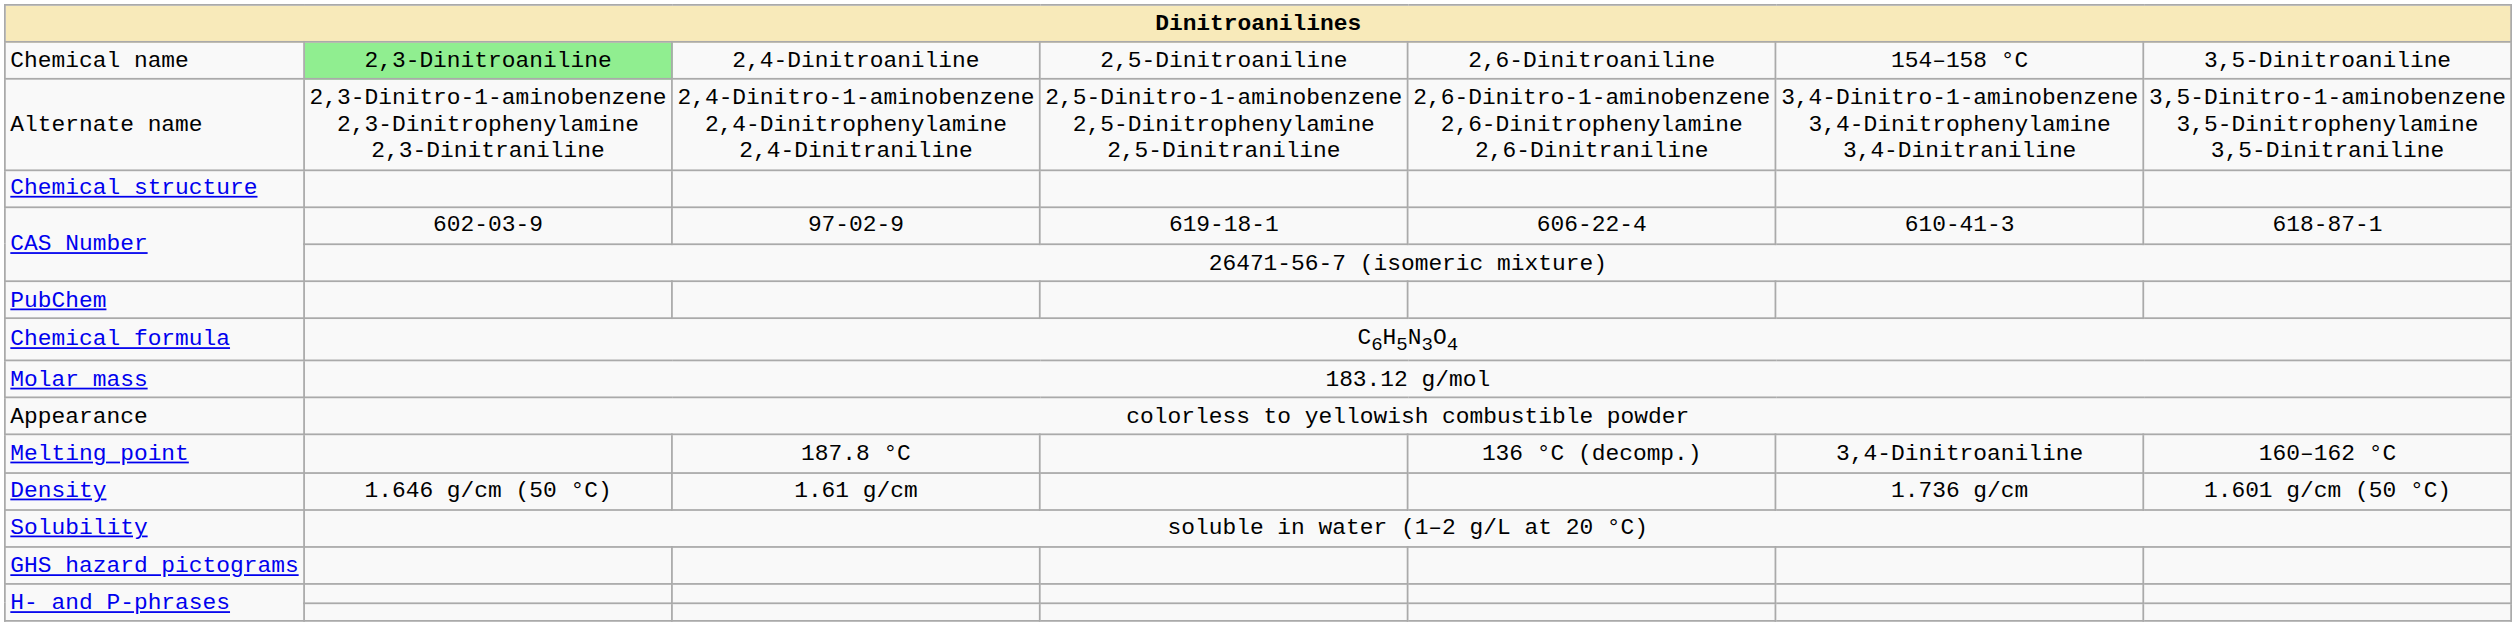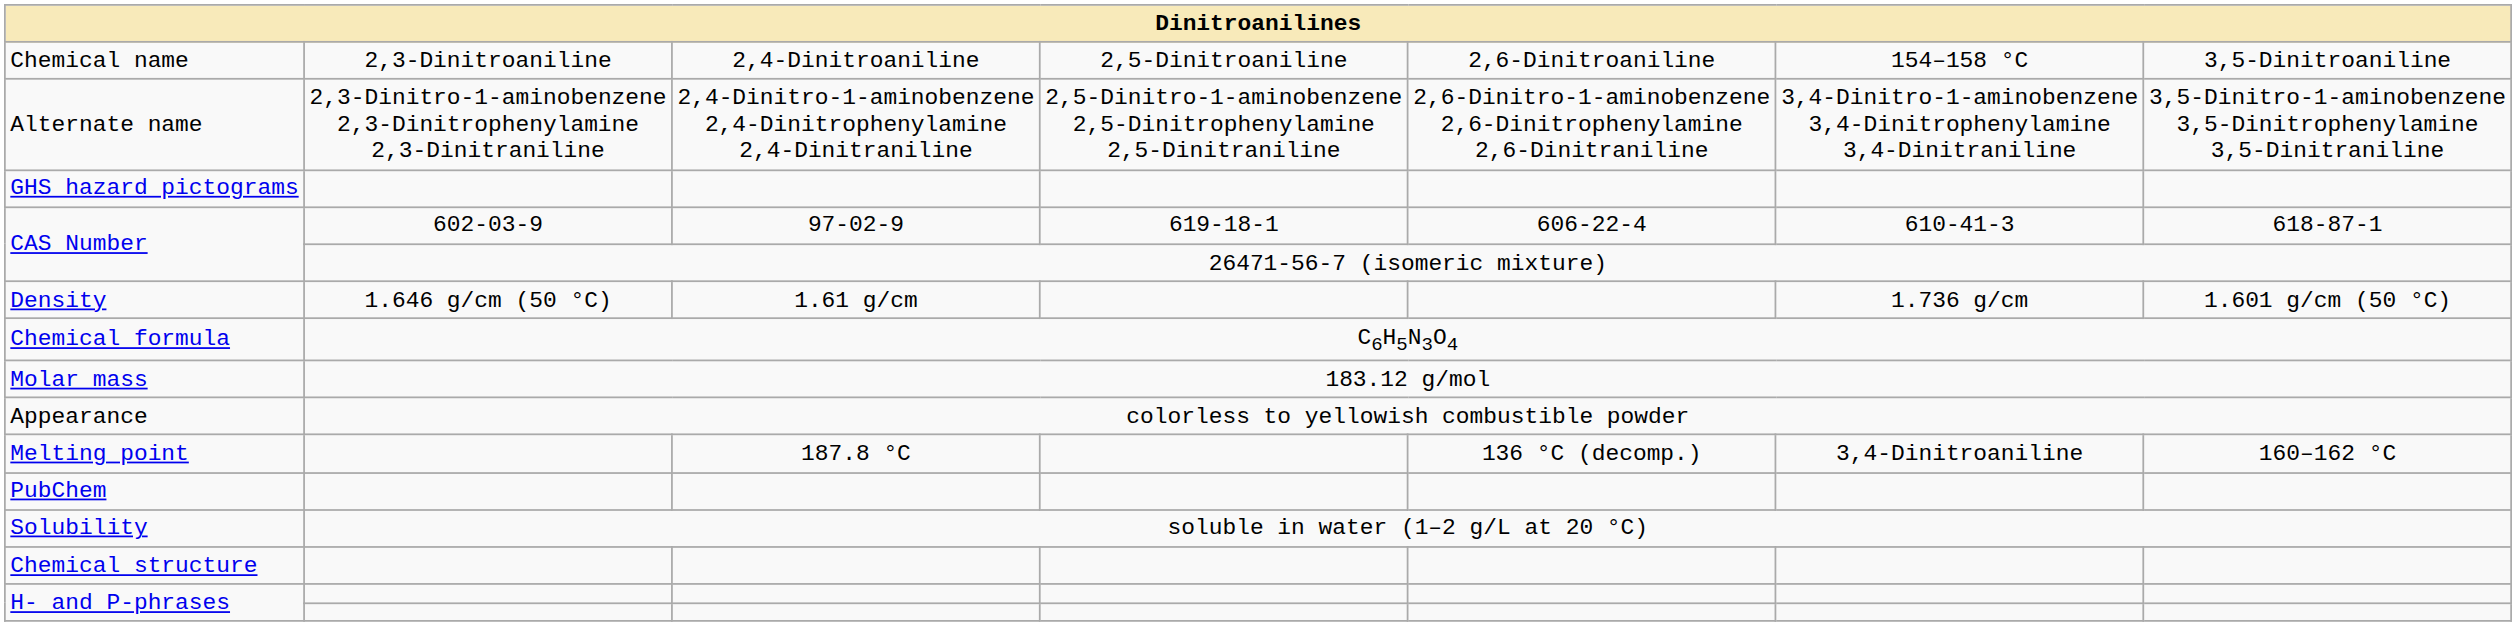(488, 61) lightgreen background -> (488, 61) no background
rows swapped: (134, 188) <-> (154, 566)
rows swapped: (58, 300) <-> (58, 491)
